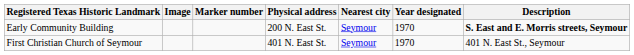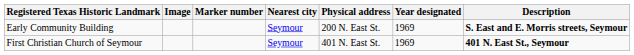columns swapped: (302, 12) <-> (366, 12)
(405, 27) 1970 -> (405, 27) 1969
(405, 43) 1970 -> (405, 43) 1969
(515, 43) normal -> (517, 43) bold
